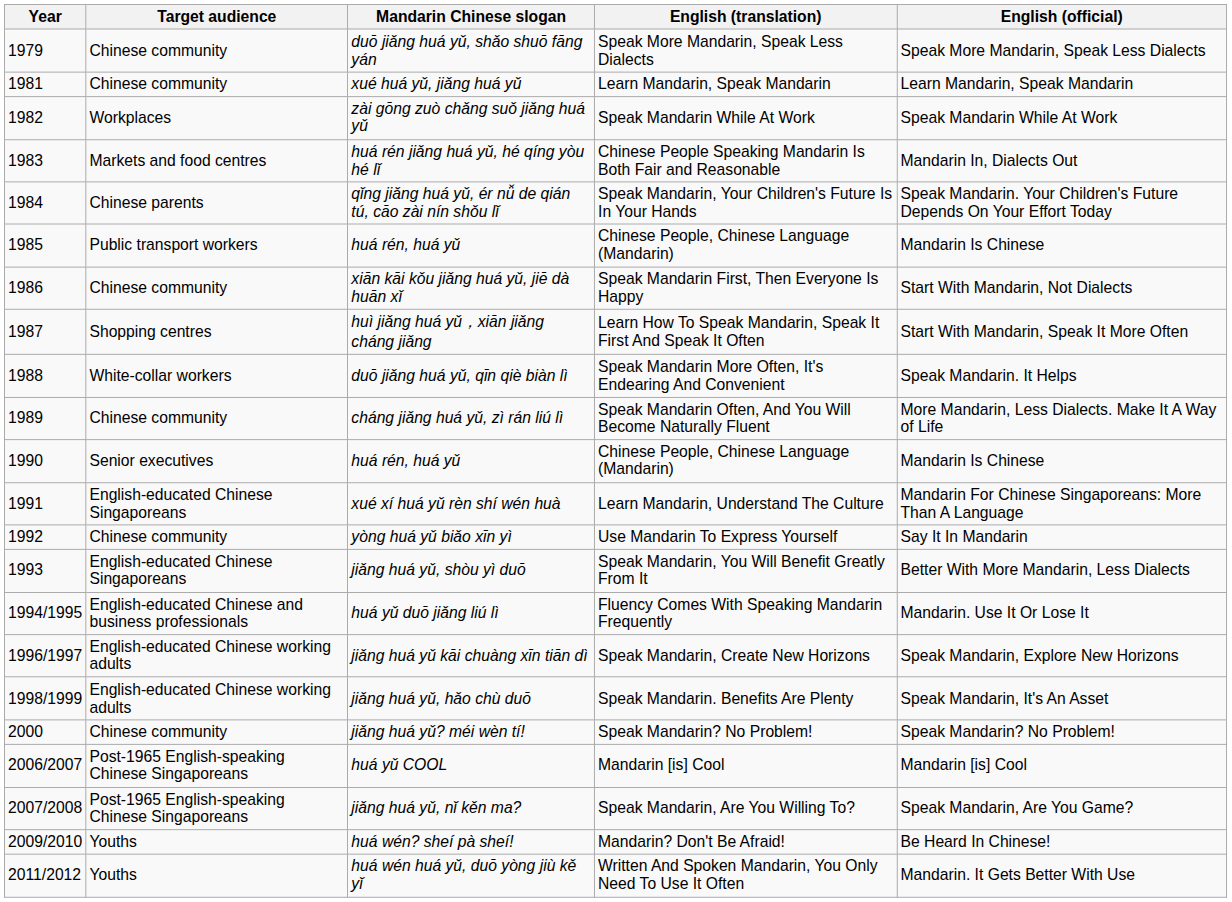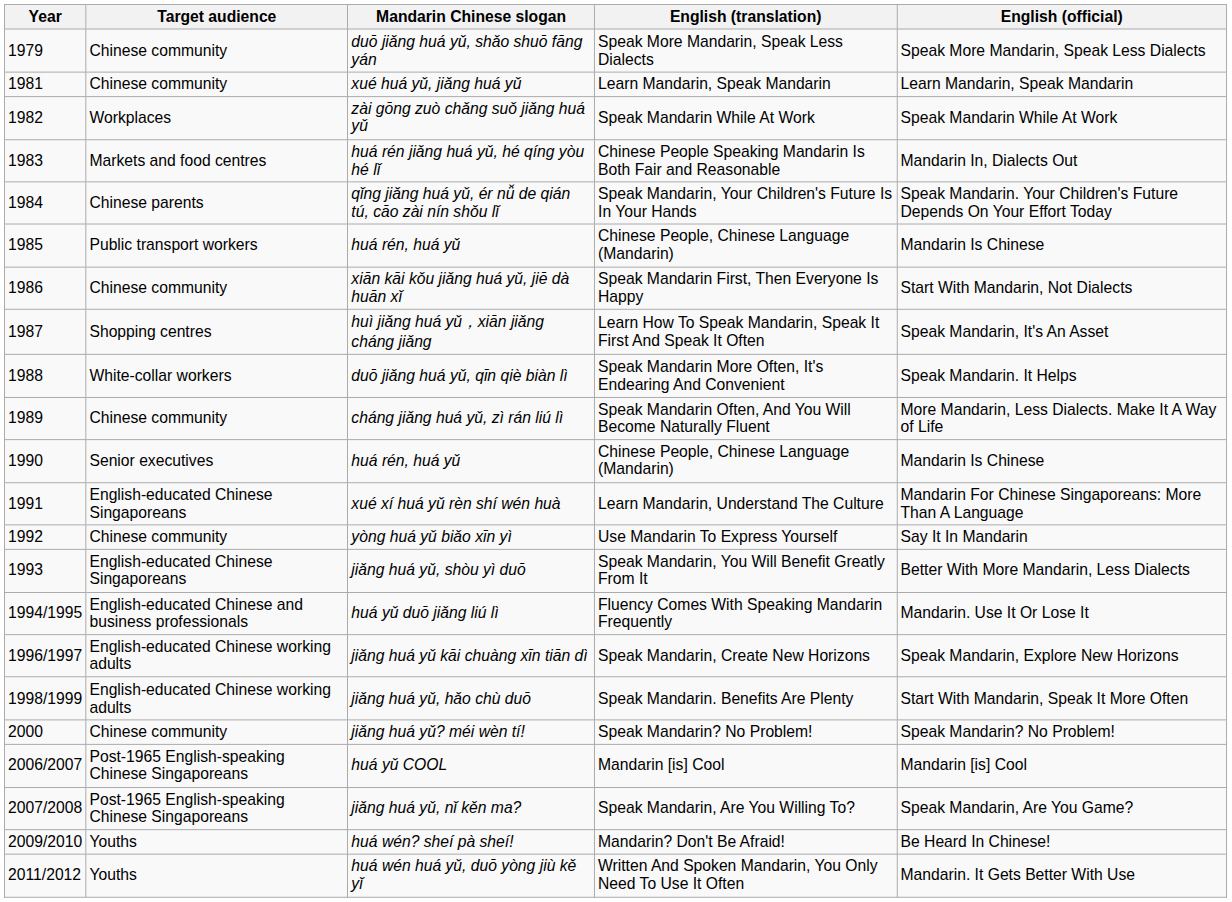(1044, 332) Start With Mandarin, Speak It More Often -> (1004, 332) Speak Mandarin, It's An Asset
(1004, 698) Speak Mandarin, It's An Asset -> (1044, 698) Start With Mandarin, Speak It More Often
